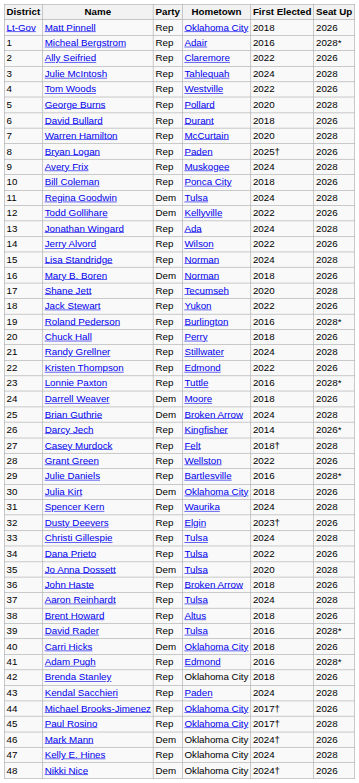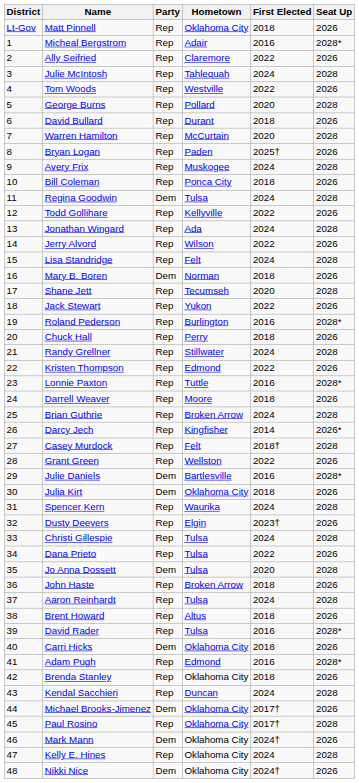(166, 213) Dem -> (164, 213) Rep
(202, 259) Norman -> (193, 259) Felt
(166, 399) Dem -> (164, 399) Rep
(166, 414) Dem -> (164, 414) Rep
(164, 476) Rep -> (166, 476) Dem
(199, 693) Paden -> (201, 693) Duncan
(164, 708) Rep -> (166, 708) Dem
